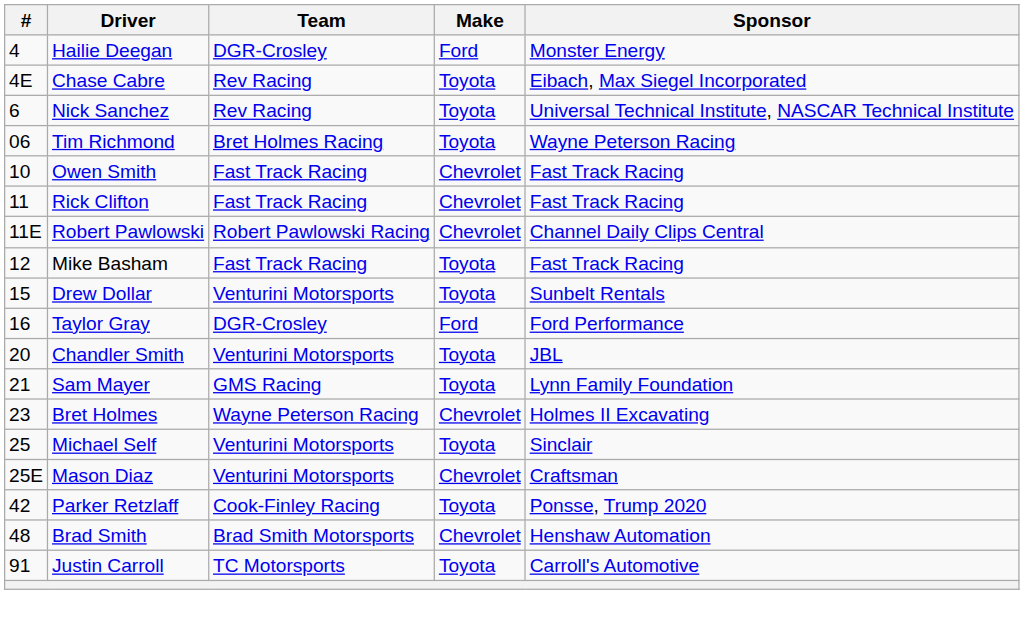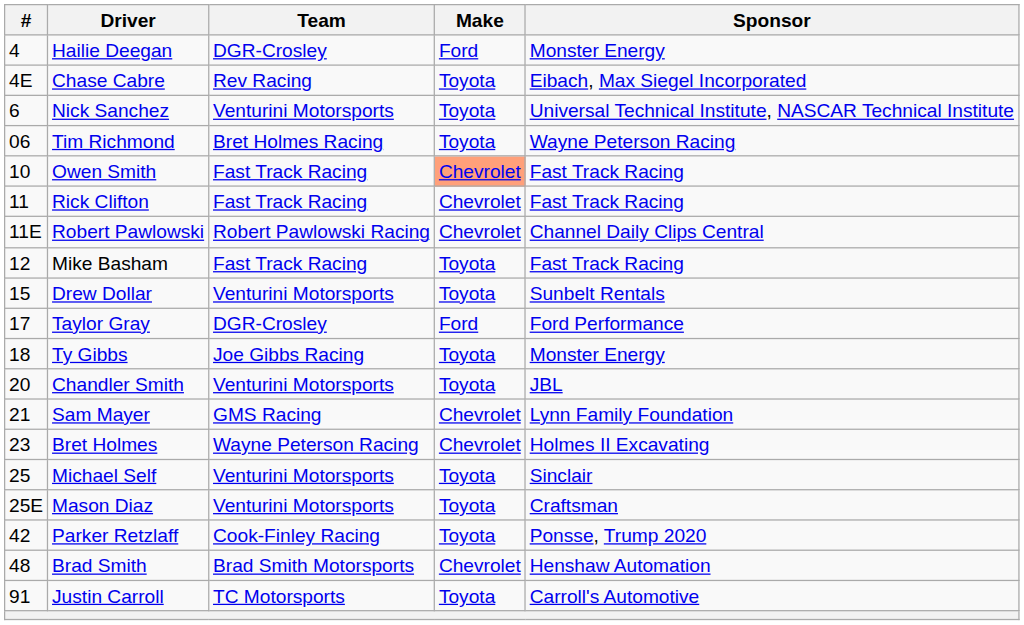(262, 111) Rev Racing -> (303, 111) Venturini Motorsports
(480, 172) no background -> (480, 172) lightsalmon background
(20, 323) 16 -> (20, 323) 17
+ row: (90, 353)
(467, 384) Toyota -> (480, 414) Chevrolet
(480, 475) Chevrolet -> (467, 505) Toyota
